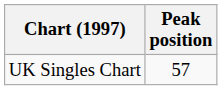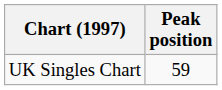(181, 69) 57 -> (181, 69) 59
